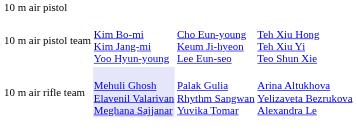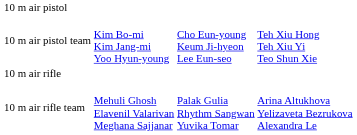+ row: (33, 73)
(134, 98) lavender background -> (134, 113) no background
